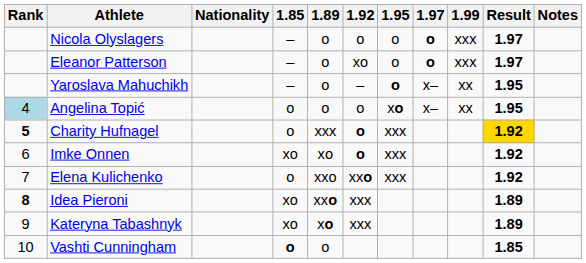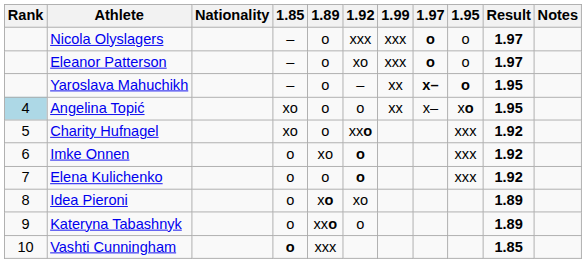columns swapped: (395, 16) <-> (466, 16)
(360, 39) o -> (360, 39) xxx
(430, 85) normal -> (430, 85) bold
(290, 108) o -> (290, 108) xo
(26, 131) bold -> (26, 131) normal
(290, 131) o -> (290, 131) xo
(325, 131) xxx -> (325, 131) o
(360, 131) o -> (360, 131) xxo
(509, 131) gold background -> (509, 131) no background
(290, 154) xo -> (290, 154) o
(325, 177) xxo -> (325, 177) o
(360, 177) xxo -> (360, 177) o
(26, 200) bold -> (26, 200) normal
(290, 200) xo -> (290, 200) o
(325, 200) xxo -> (325, 200) xo
(360, 200) xxx -> (360, 200) xo
(290, 223) xo -> (290, 223) o
(325, 223) xo -> (325, 223) xxo
(360, 223) xxx -> (360, 223) o
(325, 246) o -> (325, 246) xxx
